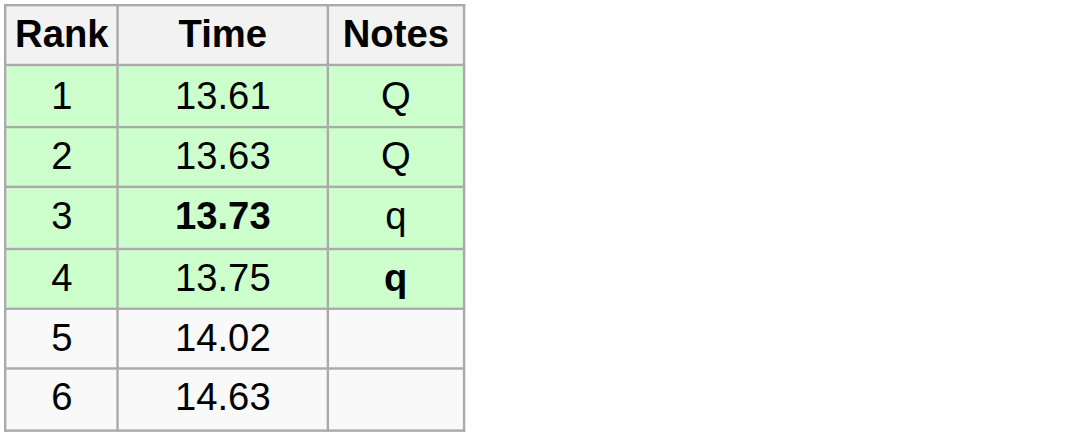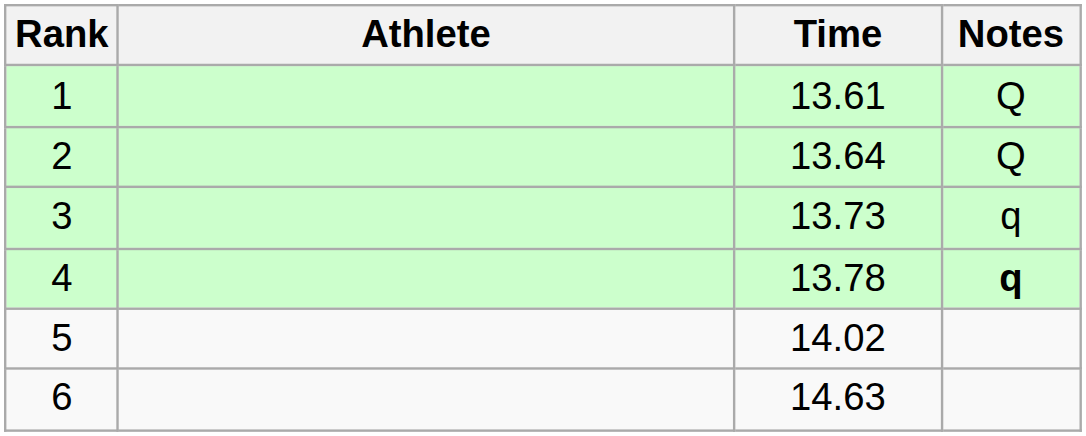+ column: (426, 34)
(223, 156) 13.63 -> (838, 156) 13.64
(223, 216) bold -> (838, 216) normal
(223, 277) 13.75 -> (838, 277) 13.78
